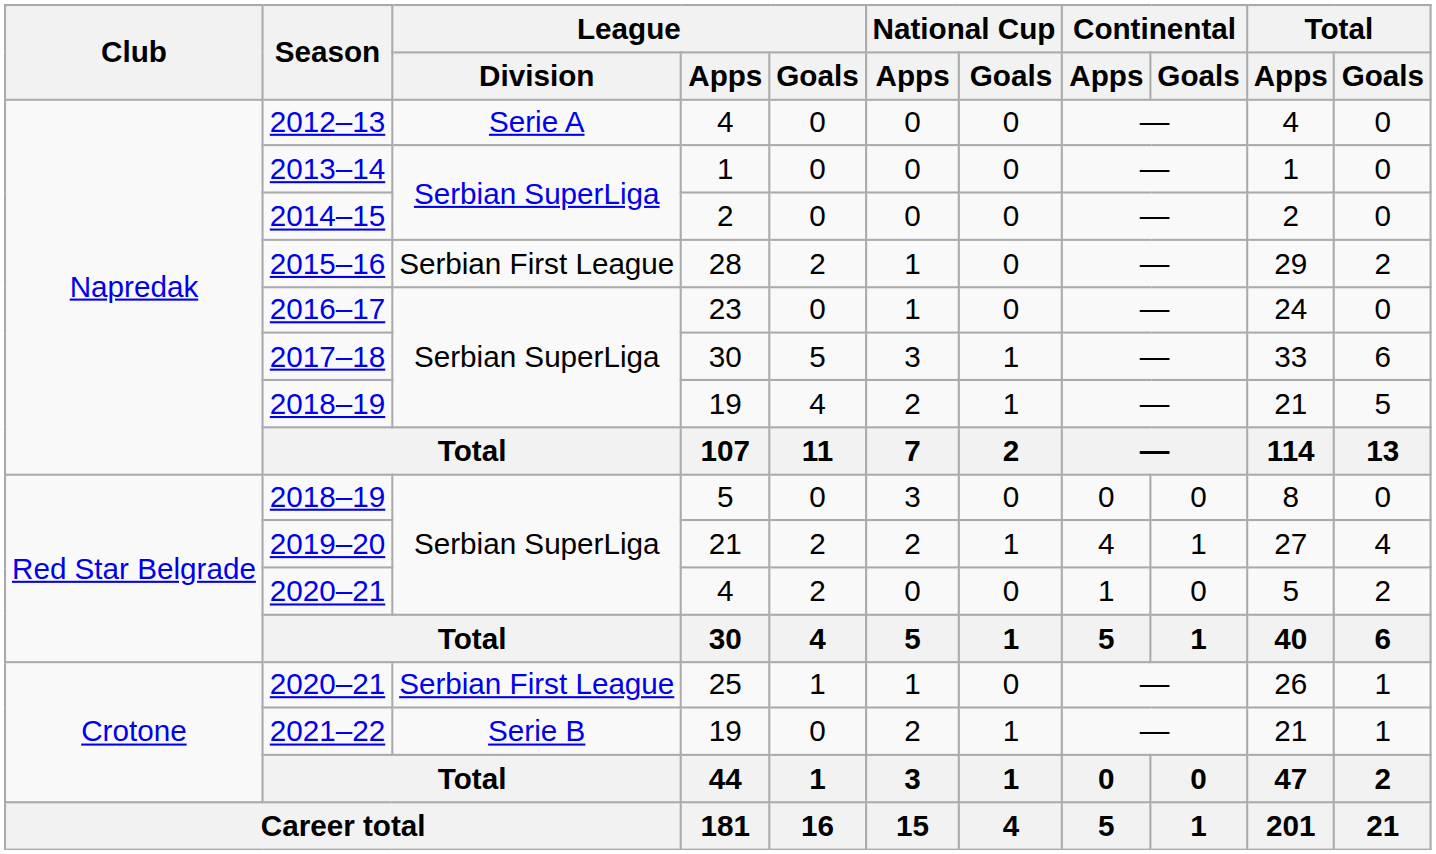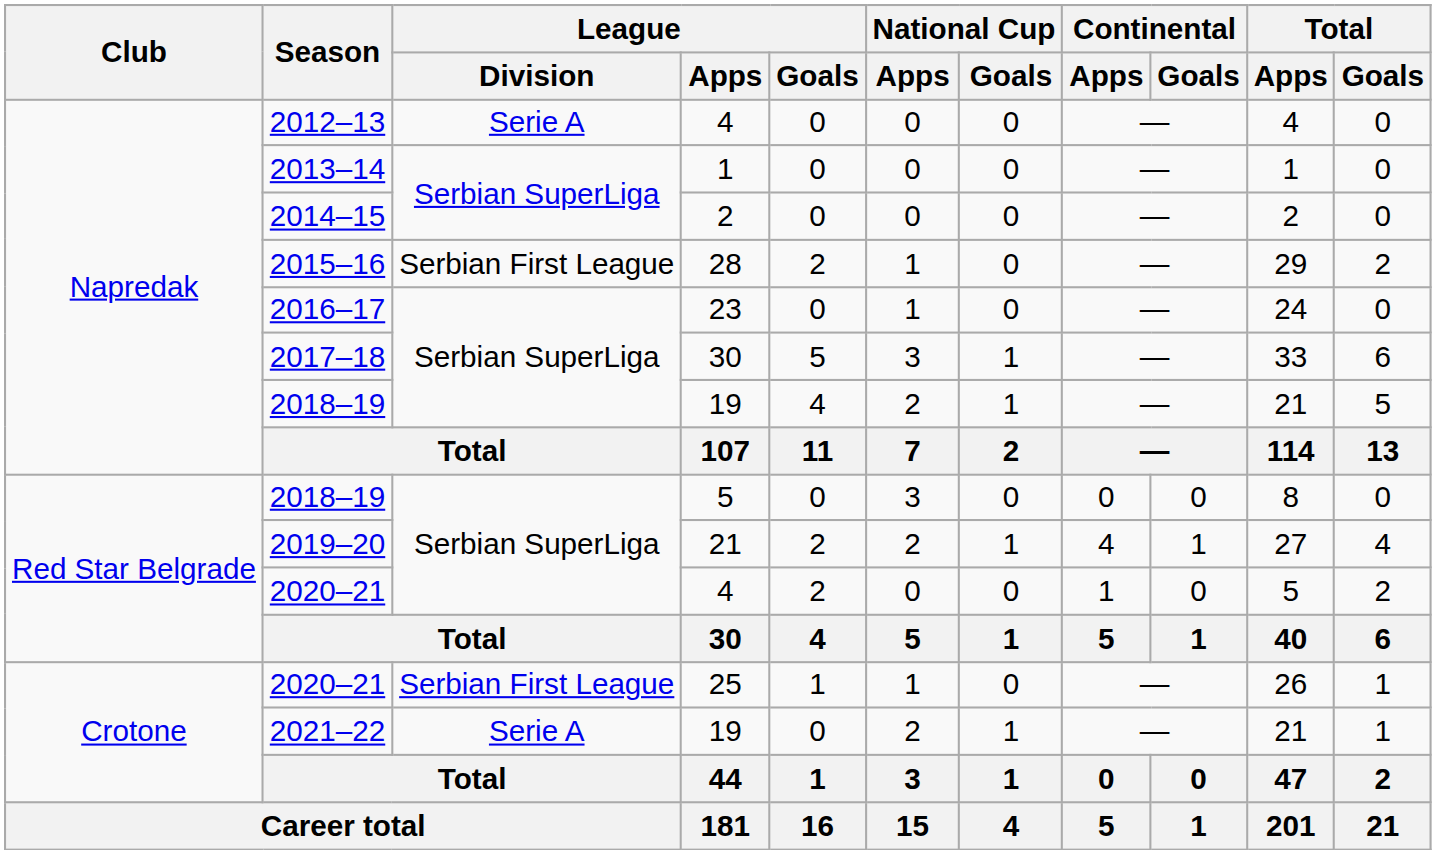(537, 732) Serie B -> (537, 732) Serie A
